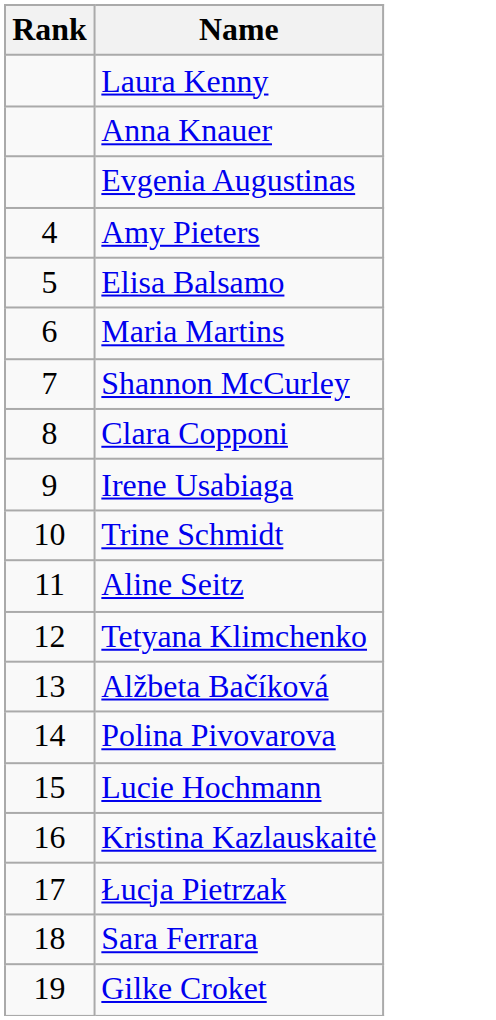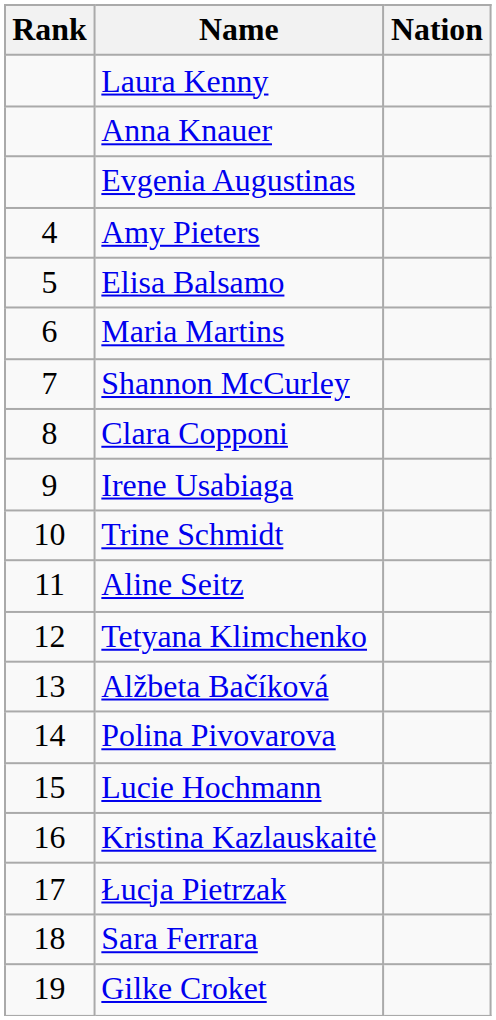+ column: (437, 29)
